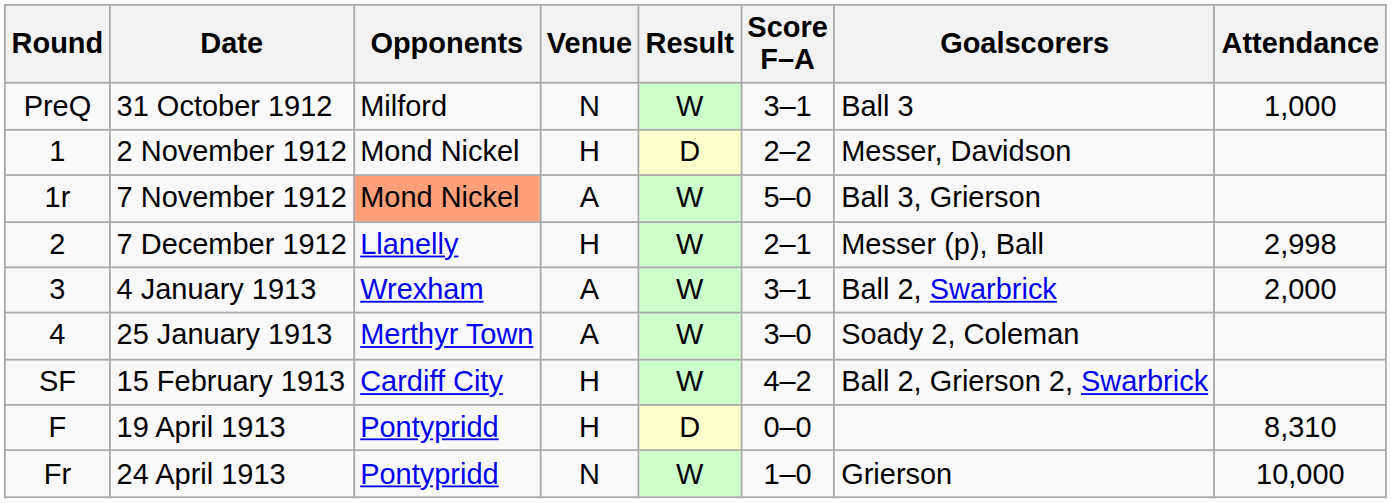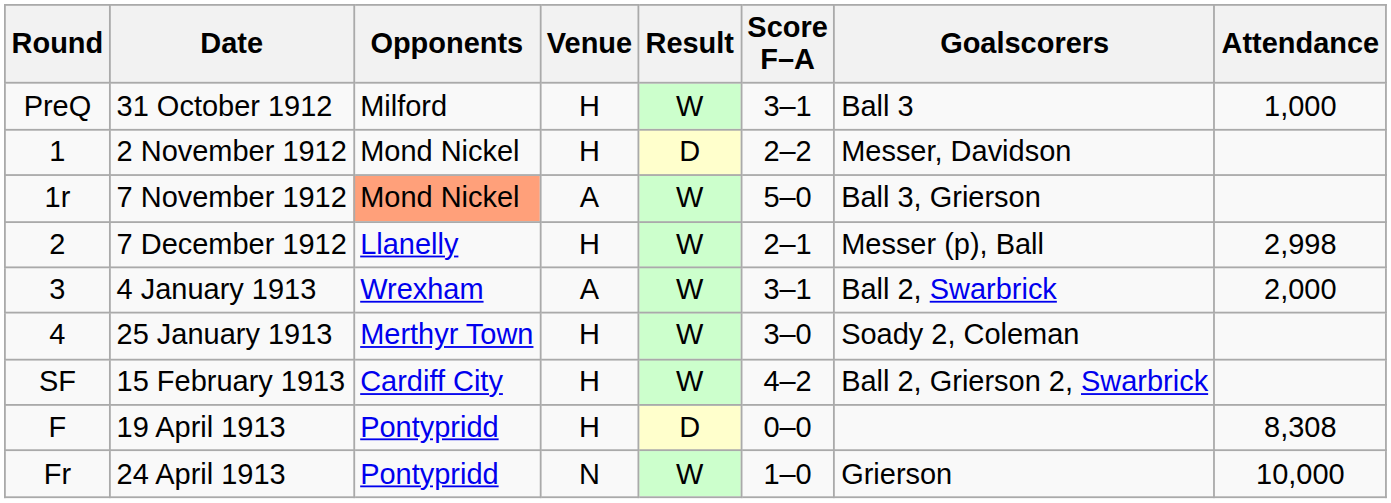(589, 105) N -> (589, 105) H
(589, 335) A -> (589, 335) H
(1300, 427) 8,310 -> (1300, 427) 8,308
